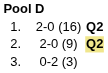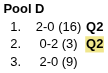(59, 44) 2-0 (9) -> (59, 44) 0-2 (3)
(59, 62) 0-2 (3) -> (59, 62) 2-0 (9)
